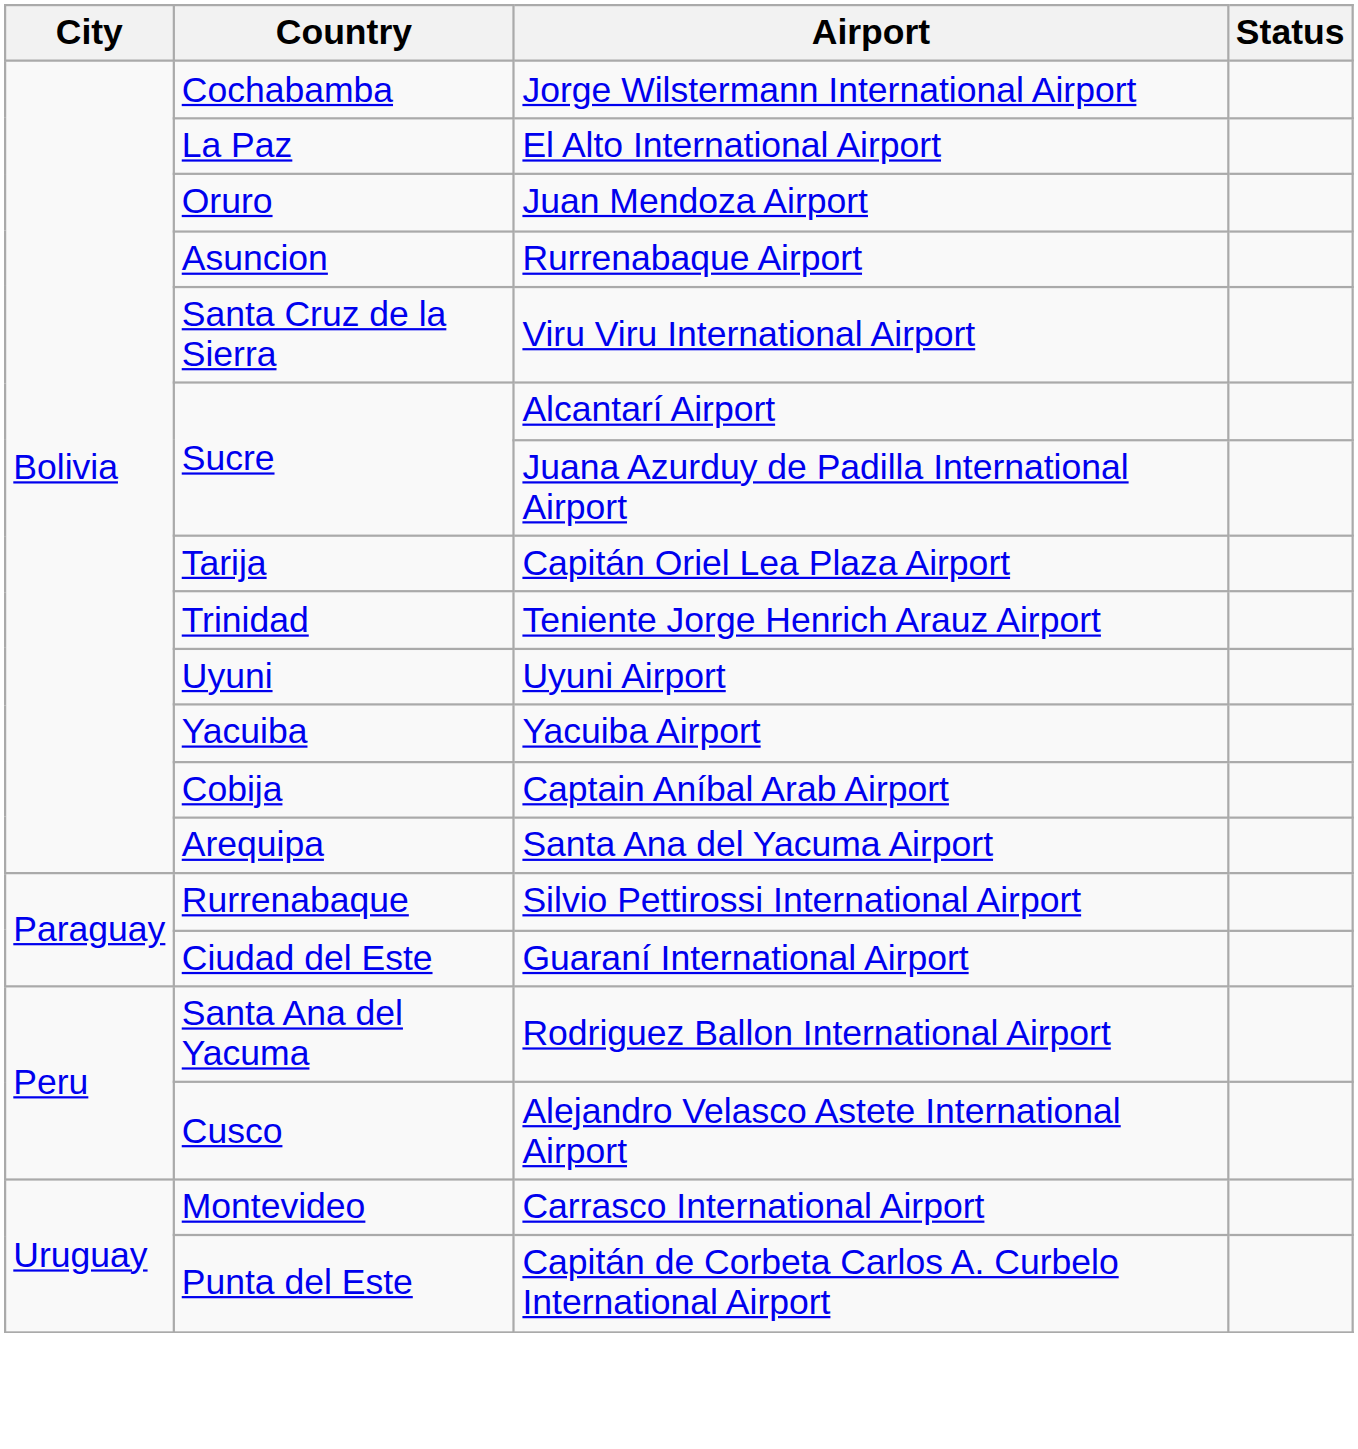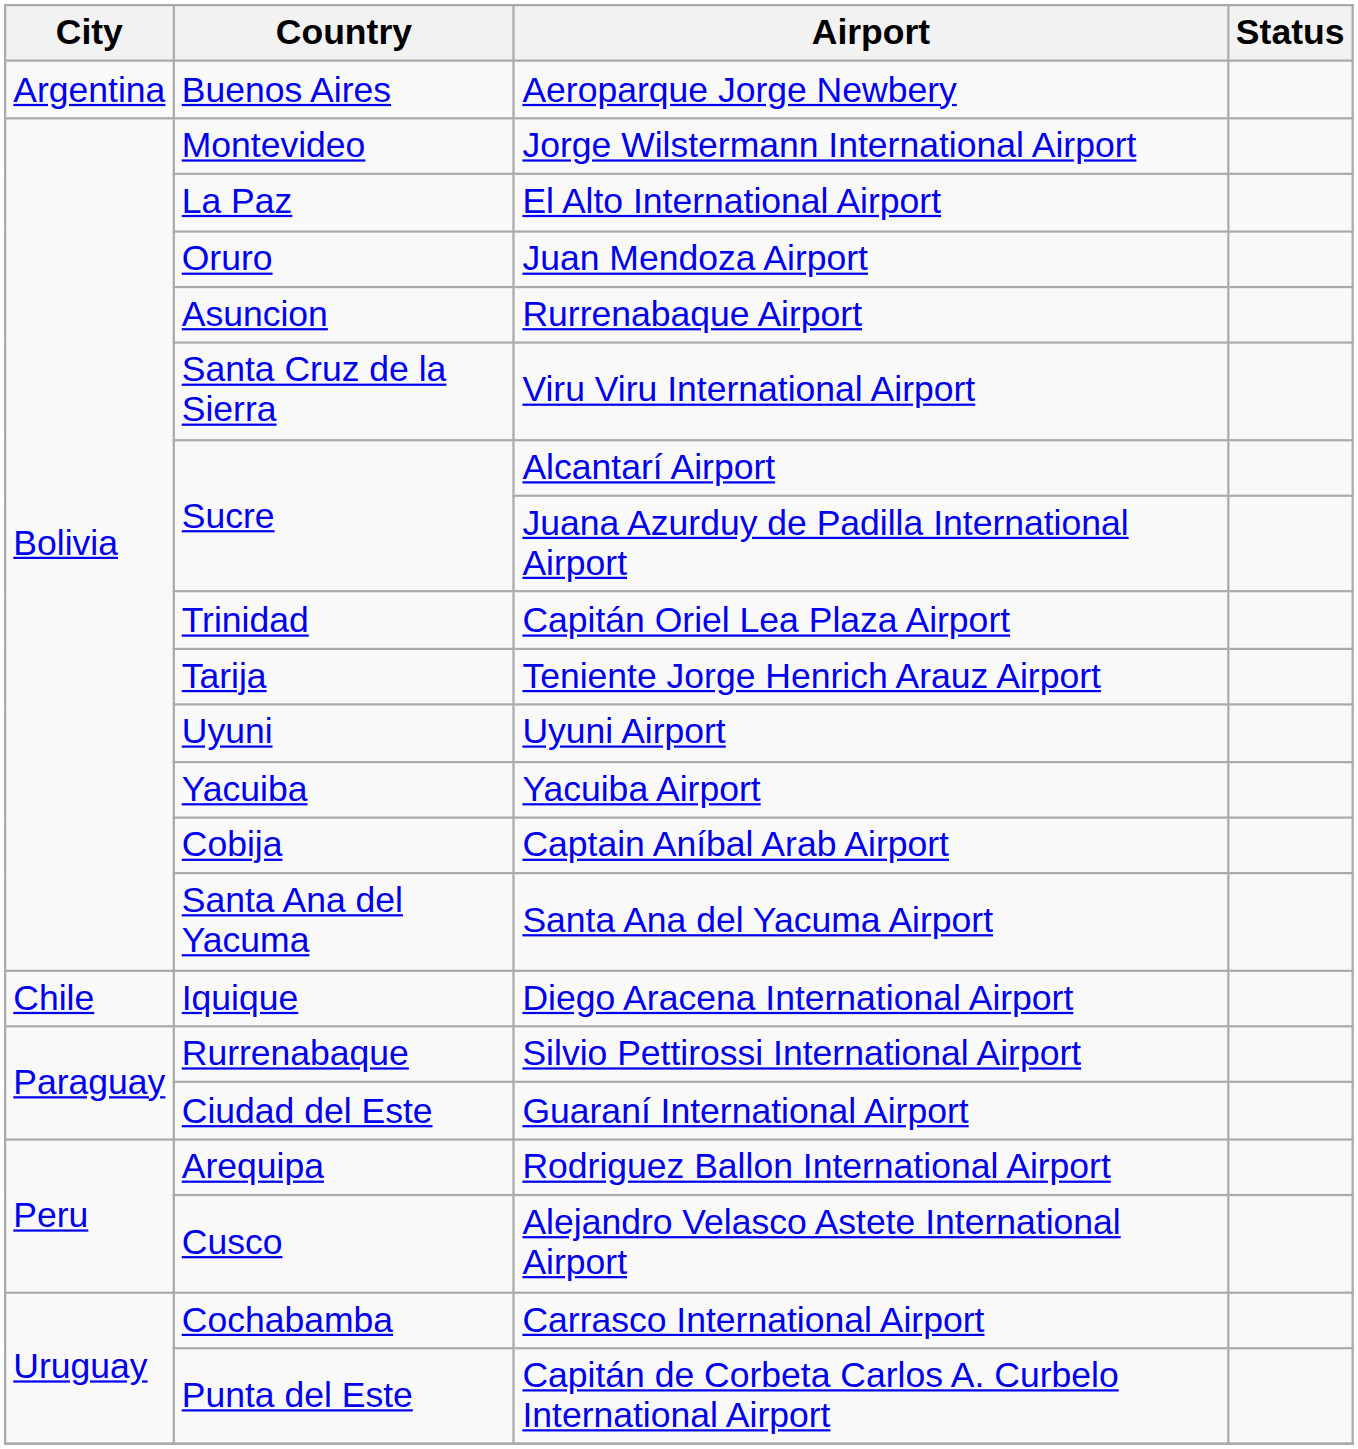+ row: (740, 88)
(287, 88) Cochabamba -> (274, 145) Montevideo
(224, 563) Tarija -> (245, 619) Trinidad
(245, 619) Trinidad -> (224, 675) Tarija
(253, 844) Arequipa -> (292, 921) Santa Ana del Yacuma
+ row: (798, 997)
(292, 1033) Santa Ana del Yacuma -> (253, 1166) Arequipa
(274, 1206) Montevideo -> (287, 1319) Cochabamba
